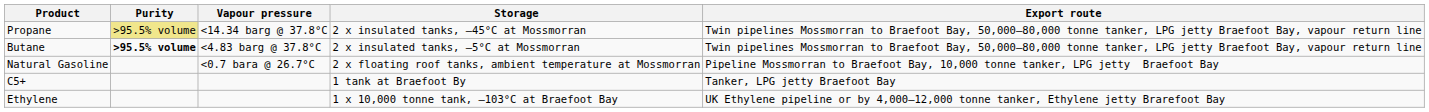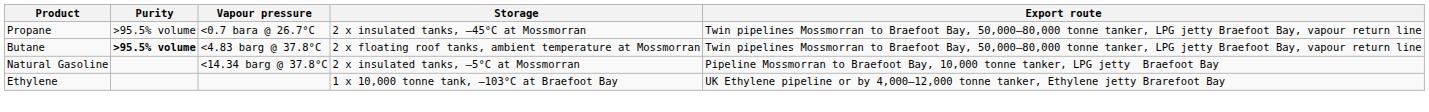(155, 30) khaki background -> (155, 30) no background
(264, 30) <14.34 barg @ 37.8°C -> (258, 30) <0.7 bara @ 26.7°C
(456, 47) 2 x insulated tanks, –5°C at Mossmorran -> (516, 47) 2 x floating roof tanks, ambient temperature at Mossmorran
(258, 64) <0.7 bara @ 26.7°C -> (264, 64) <14.34 barg @ 37.8°C
(516, 64) 2 x floating roof tanks, ambient temperature at Mossmorran -> (456, 64) 2 x insulated tanks, –5°C at Mossmorran
- row: (16, 82)
